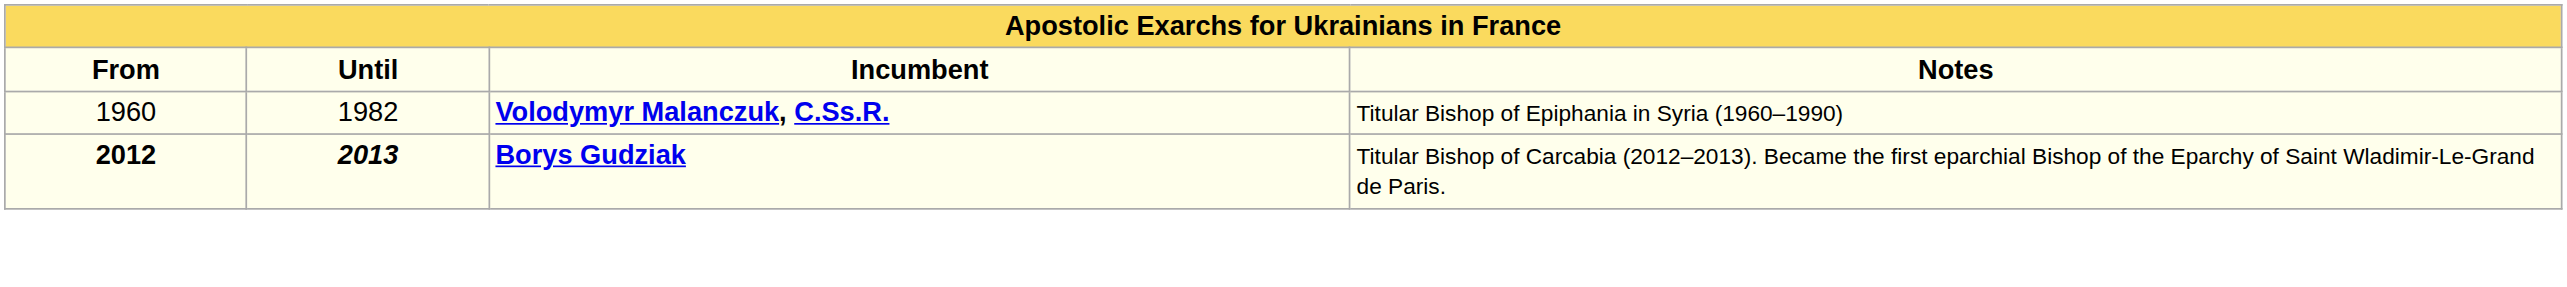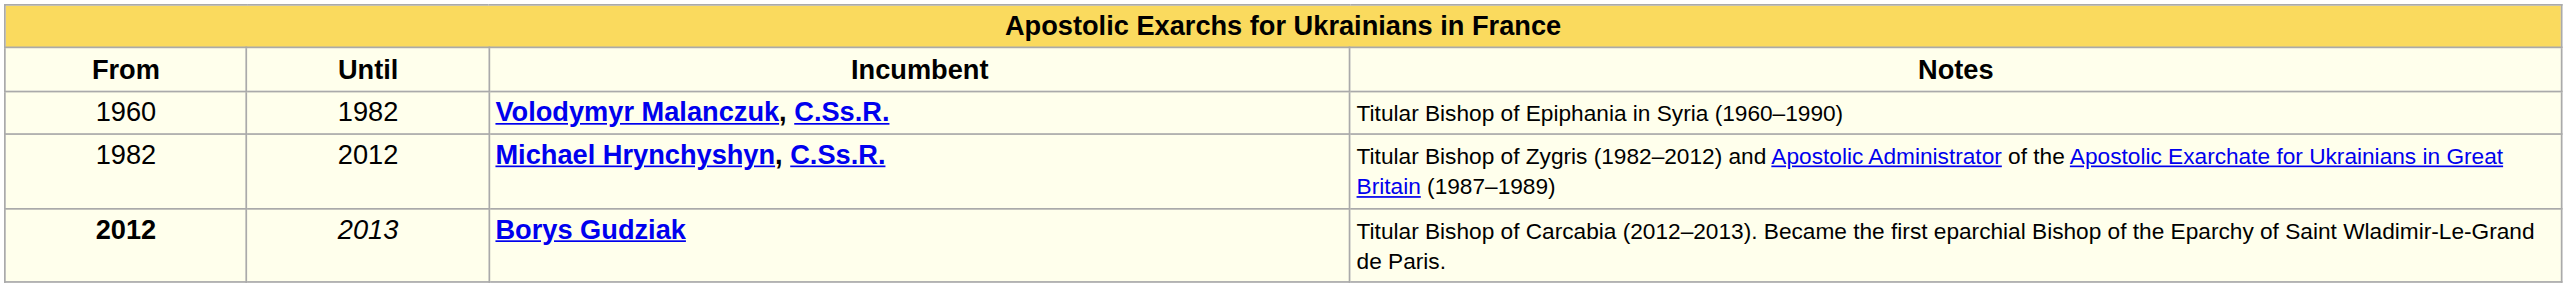+ row: (690, 155)
(368, 155) bold -> (368, 229) normal
